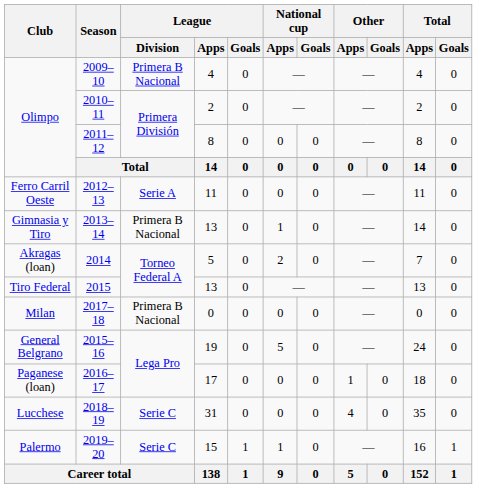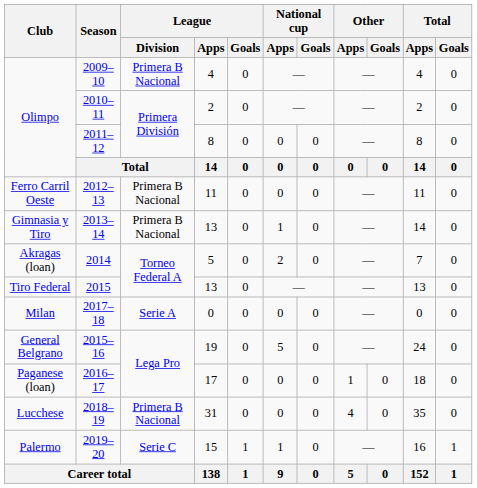(158, 193) Serie A -> (158, 193) Primera B Nacional
(158, 313) Primera B Nacional -> (158, 313) Serie A
(158, 413) Serie C -> (158, 413) Primera B Nacional
